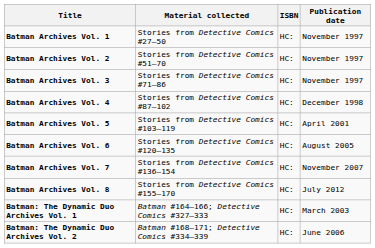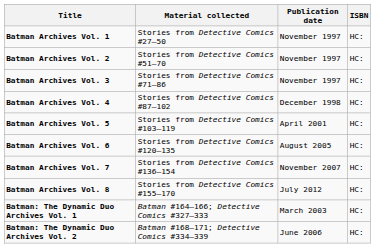columns swapped: (335, 15) <-> (289, 15)
